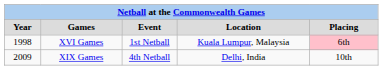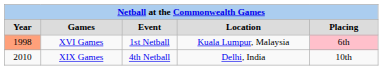(22, 42) no background -> (22, 42) lightsalmon background
(22, 58) 2009 -> (22, 58) 2010
